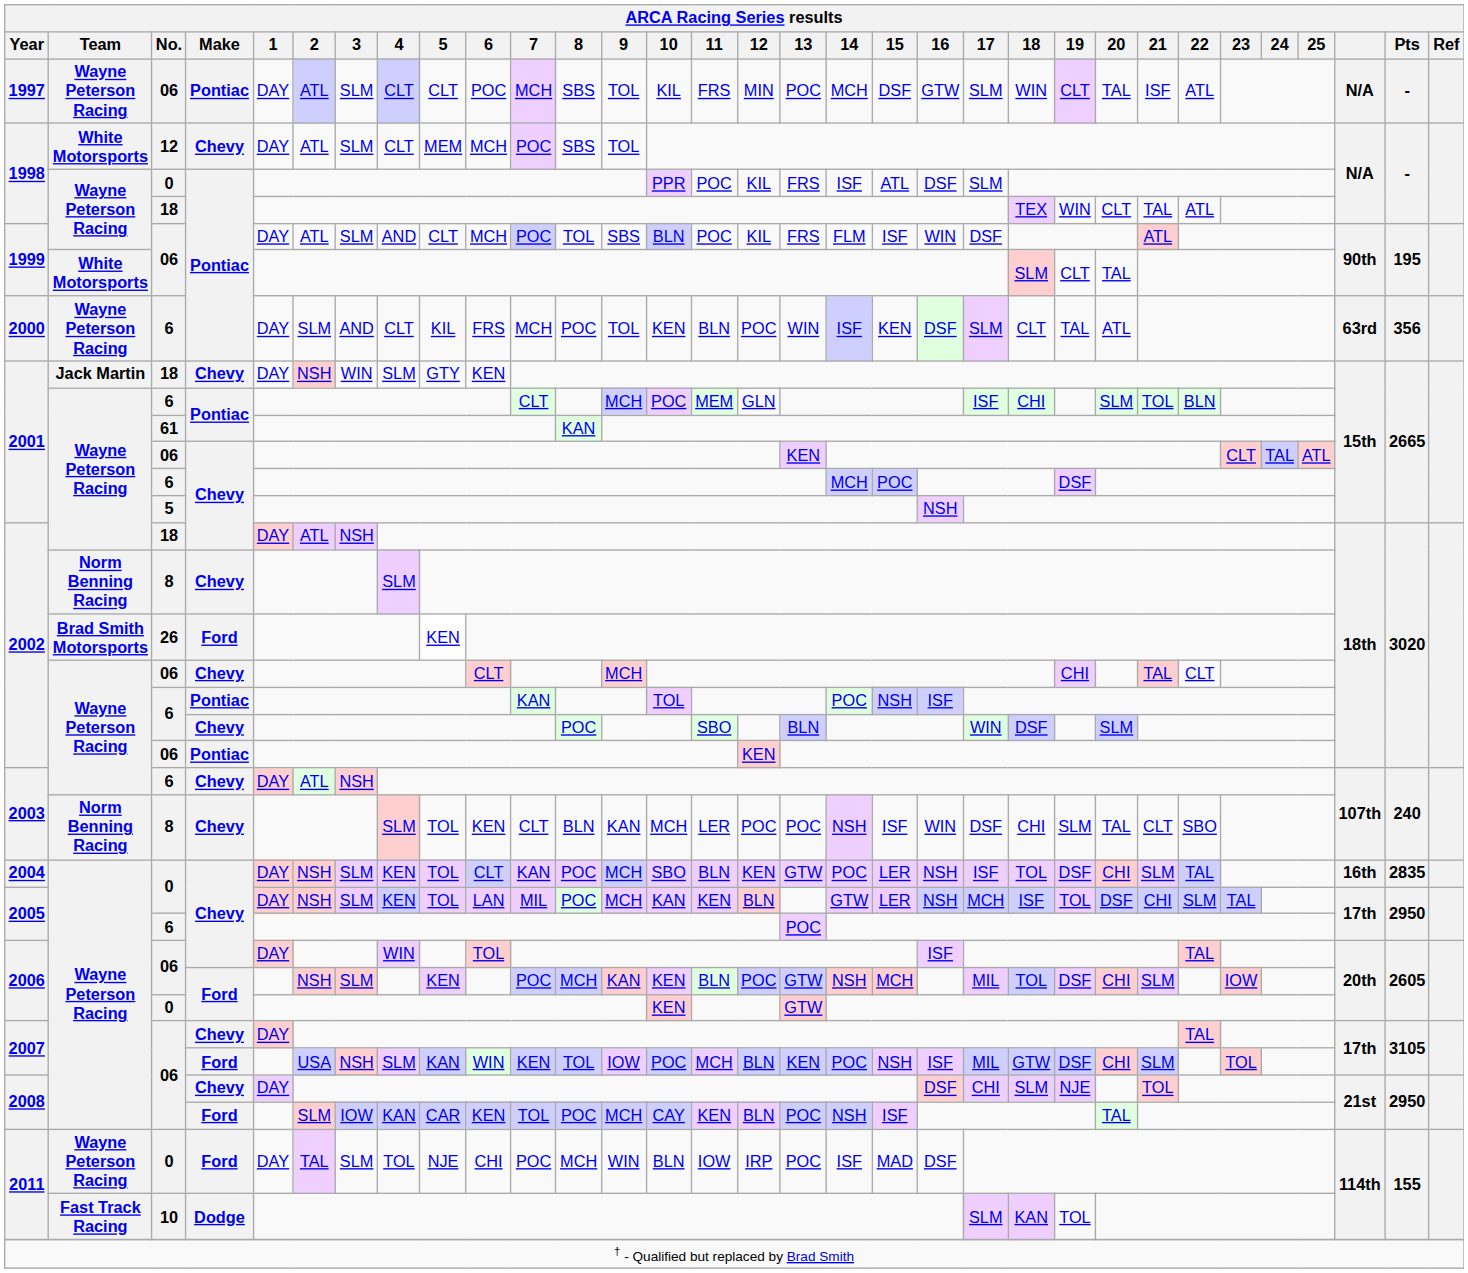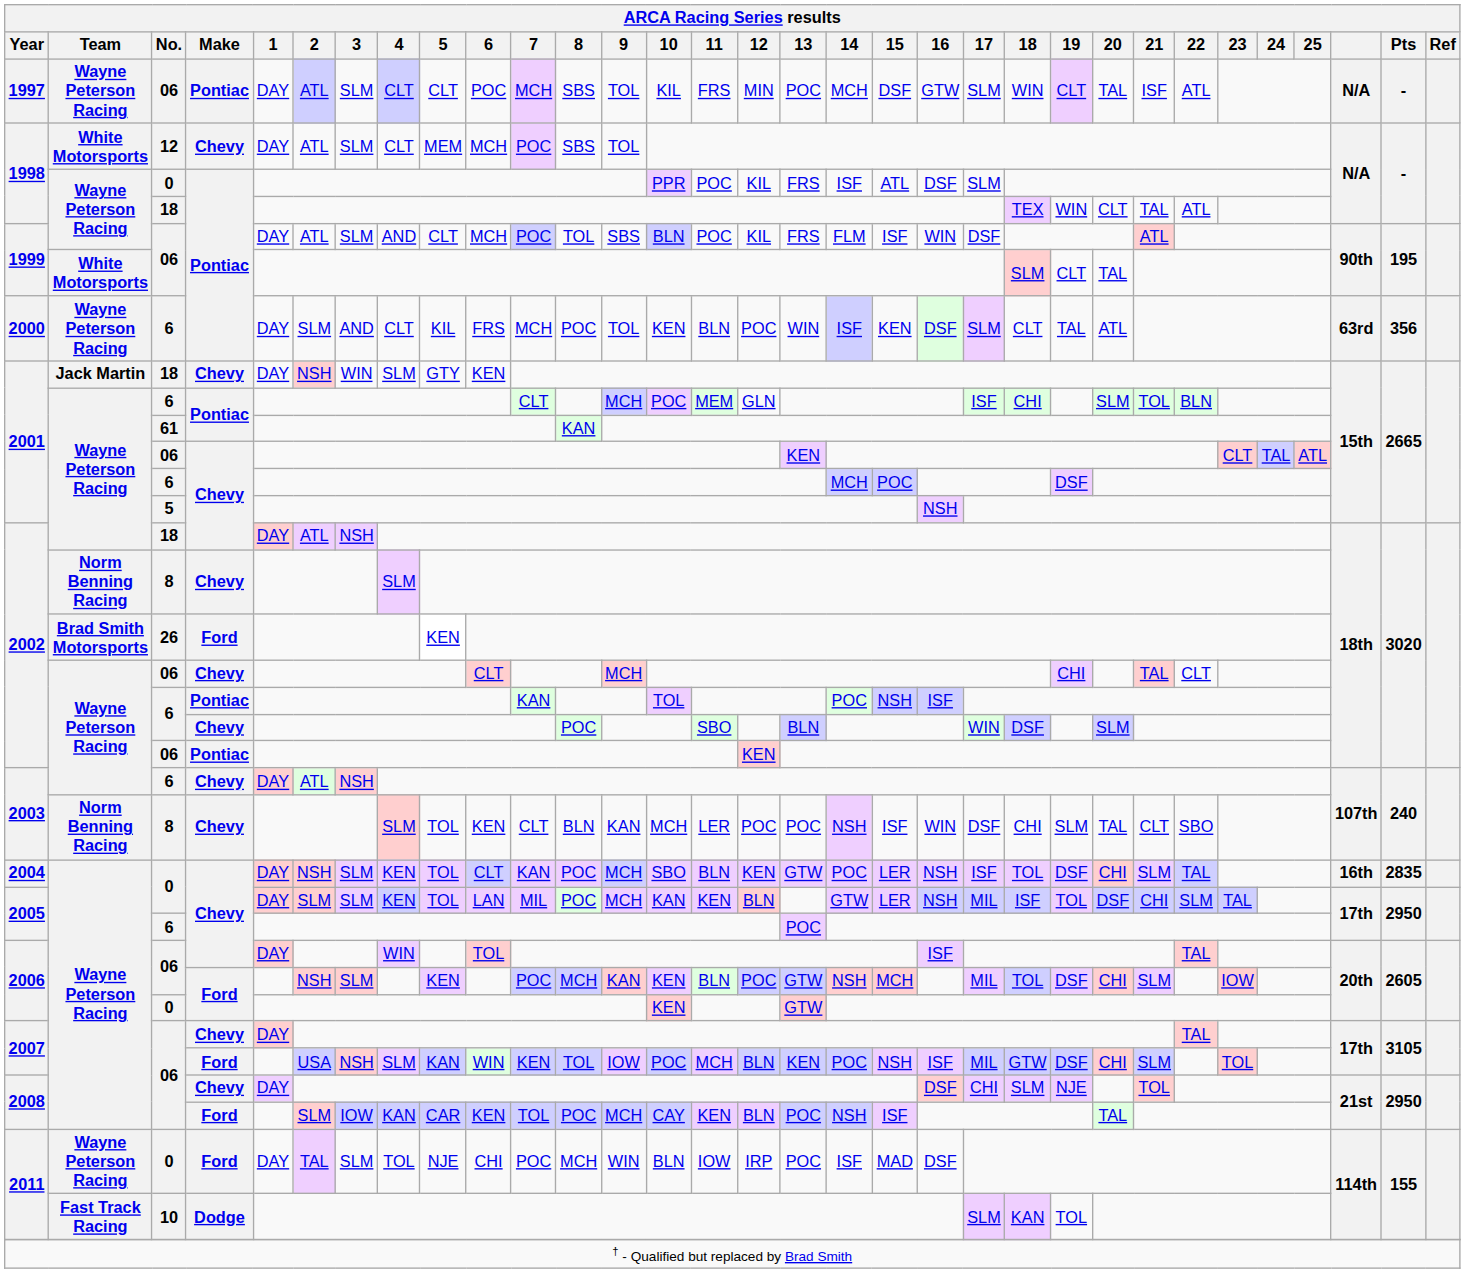(314, 900) NSH -> (314, 900) SLM
(986, 900) MCH -> (984, 900) MIL
